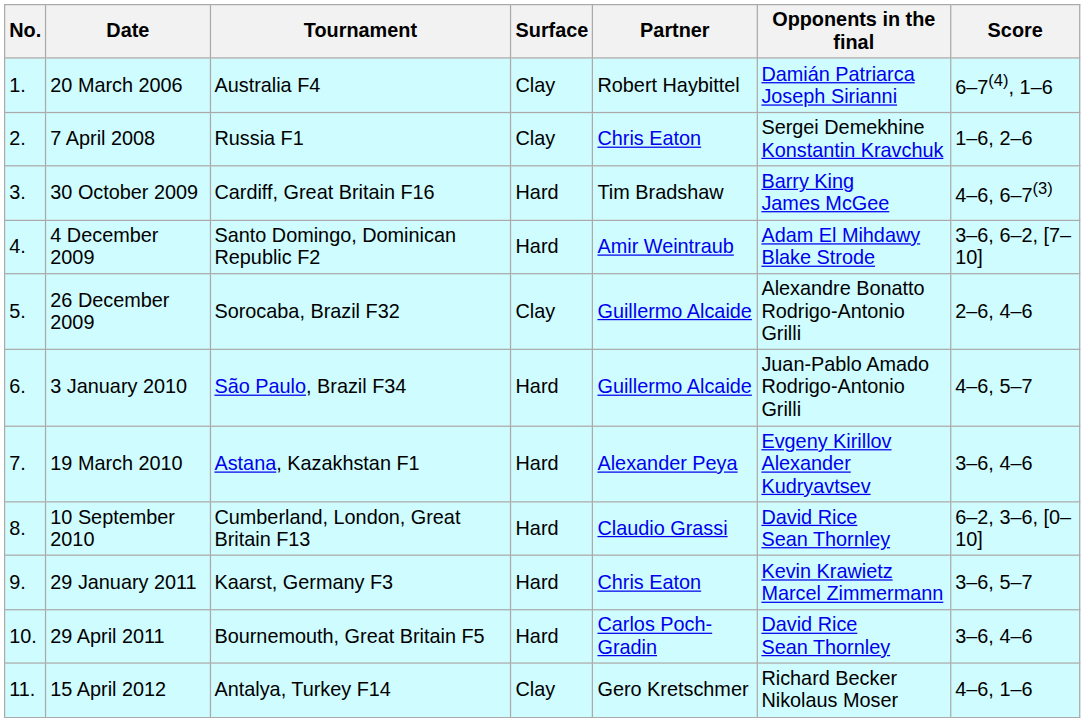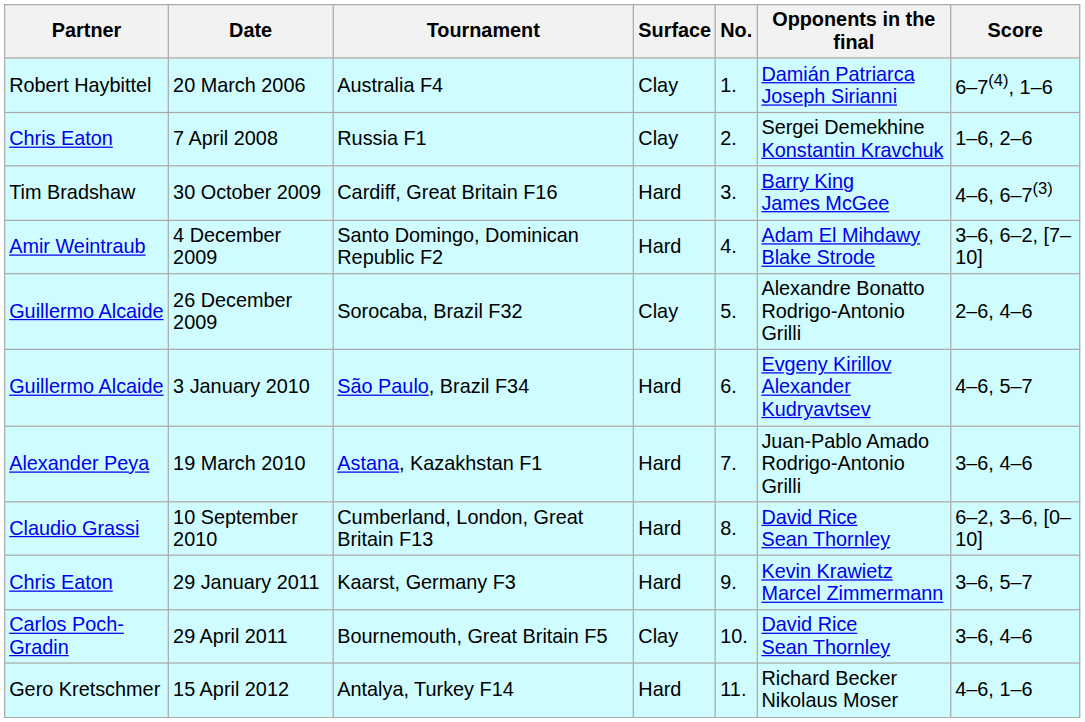columns swapped: (25, 31) <-> (675, 31)
(845, 387) Juan-Pablo Amado Rodrigo-Antonio Grilli -> (826, 387) Evgeny Kirillov Alexander Kudryavtsev
(826, 463) Evgeny Kirillov Alexander Kudryavtsev -> (845, 463) Juan-Pablo Amado Rodrigo-Antonio Grilli
(537, 636) Hard -> (658, 636) Clay
(535, 689) Clay -> (660, 689) Hard
